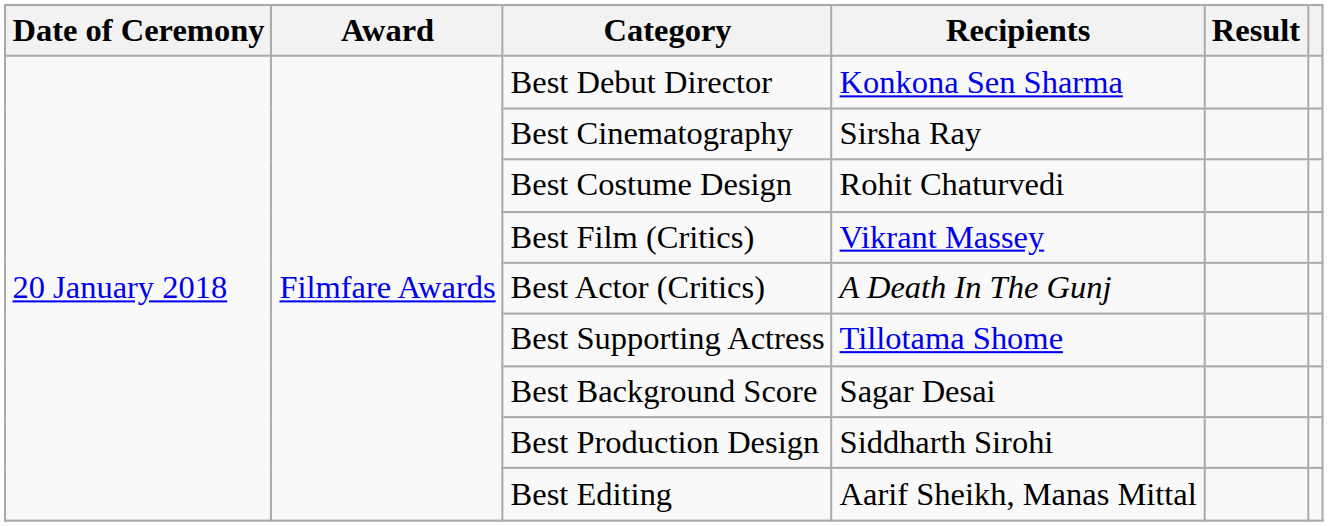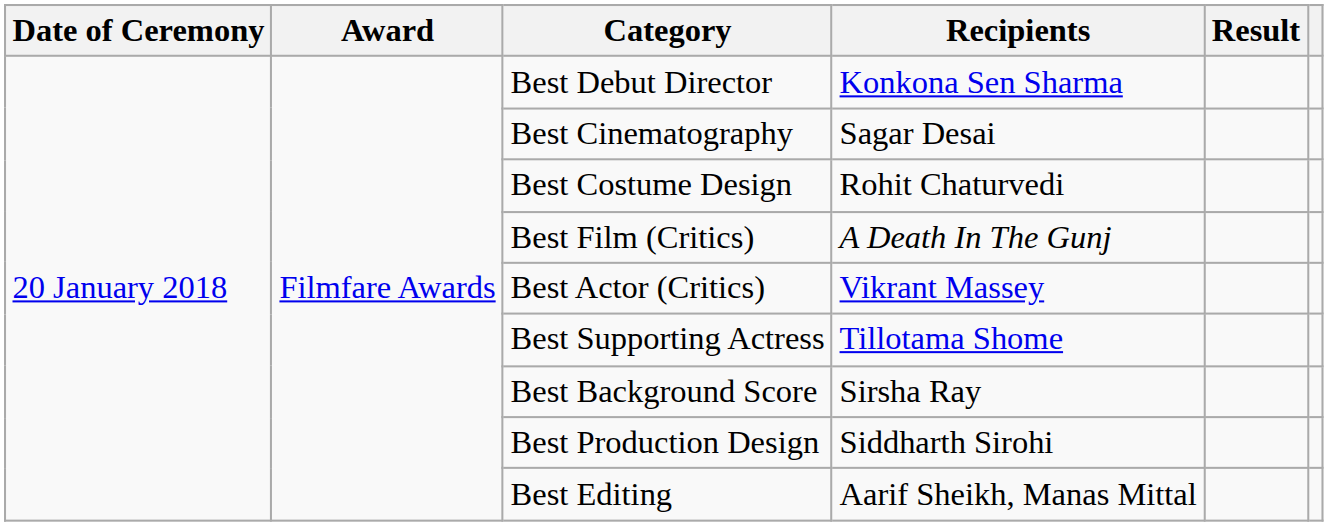(910, 133) Sirsha Ray -> (918, 133) Sagar Desai
(942, 236) Vikrant Massey -> (975, 236) A Death In The Gunj
(975, 287) A Death In The Gunj -> (942, 287) Vikrant Massey
(918, 390) Sagar Desai -> (910, 390) Sirsha Ray
